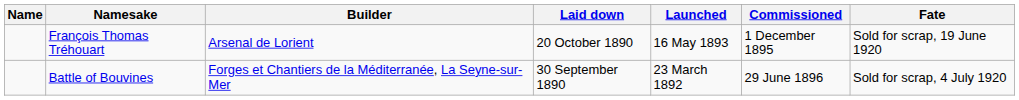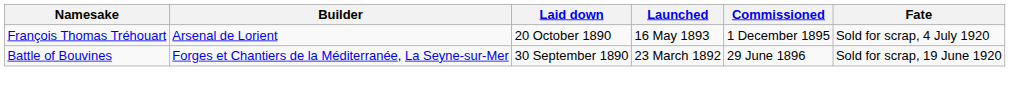- column: (25, 14)
(920, 42) Sold for scrap, 19 June 1920 -> (913, 35) Sold for scrap, 4 July 1920
(930, 77) Sold for scrap, 4 July 1920 -> (919, 55) Sold for scrap, 19 June 1920
